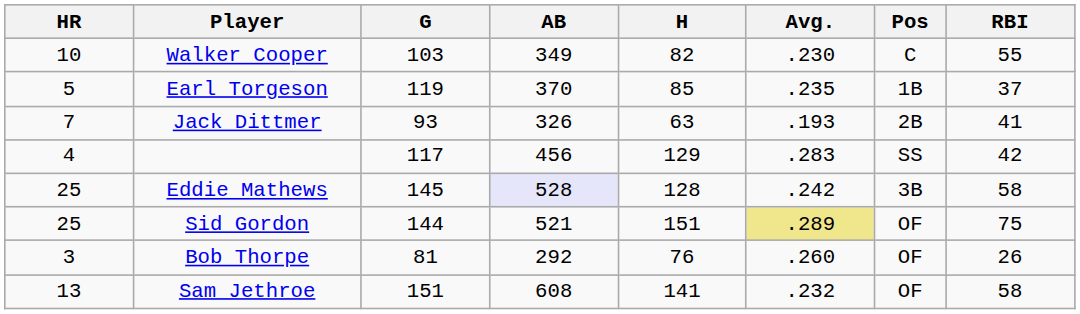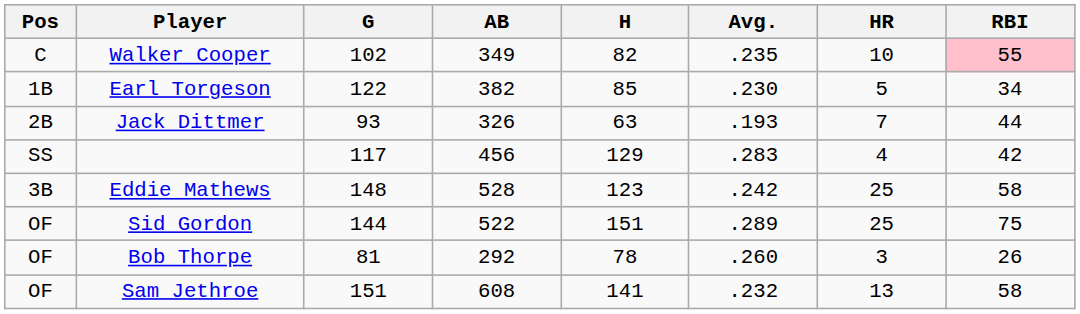columns swapped: (910, 22) <-> (69, 22)
(425, 55) 103 -> (368, 55) 102
(810, 55) .230 -> (753, 55) .235
(1010, 55) no background -> (1010, 55) pink background
(425, 89) 119 -> (368, 89) 122
(554, 89) 370 -> (497, 89) 382
(810, 89) .235 -> (753, 89) .230
(1010, 89) 37 -> (1010, 89) 34
(1010, 123) 41 -> (1010, 123) 44
(425, 190) 145 -> (368, 190) 148
(554, 190) lavender background -> (497, 190) no background
(682, 190) 128 -> (625, 190) 123
(554, 224) 521 -> (497, 224) 522
(810, 224) khaki background -> (753, 224) no background
(682, 257) 76 -> (625, 257) 78
